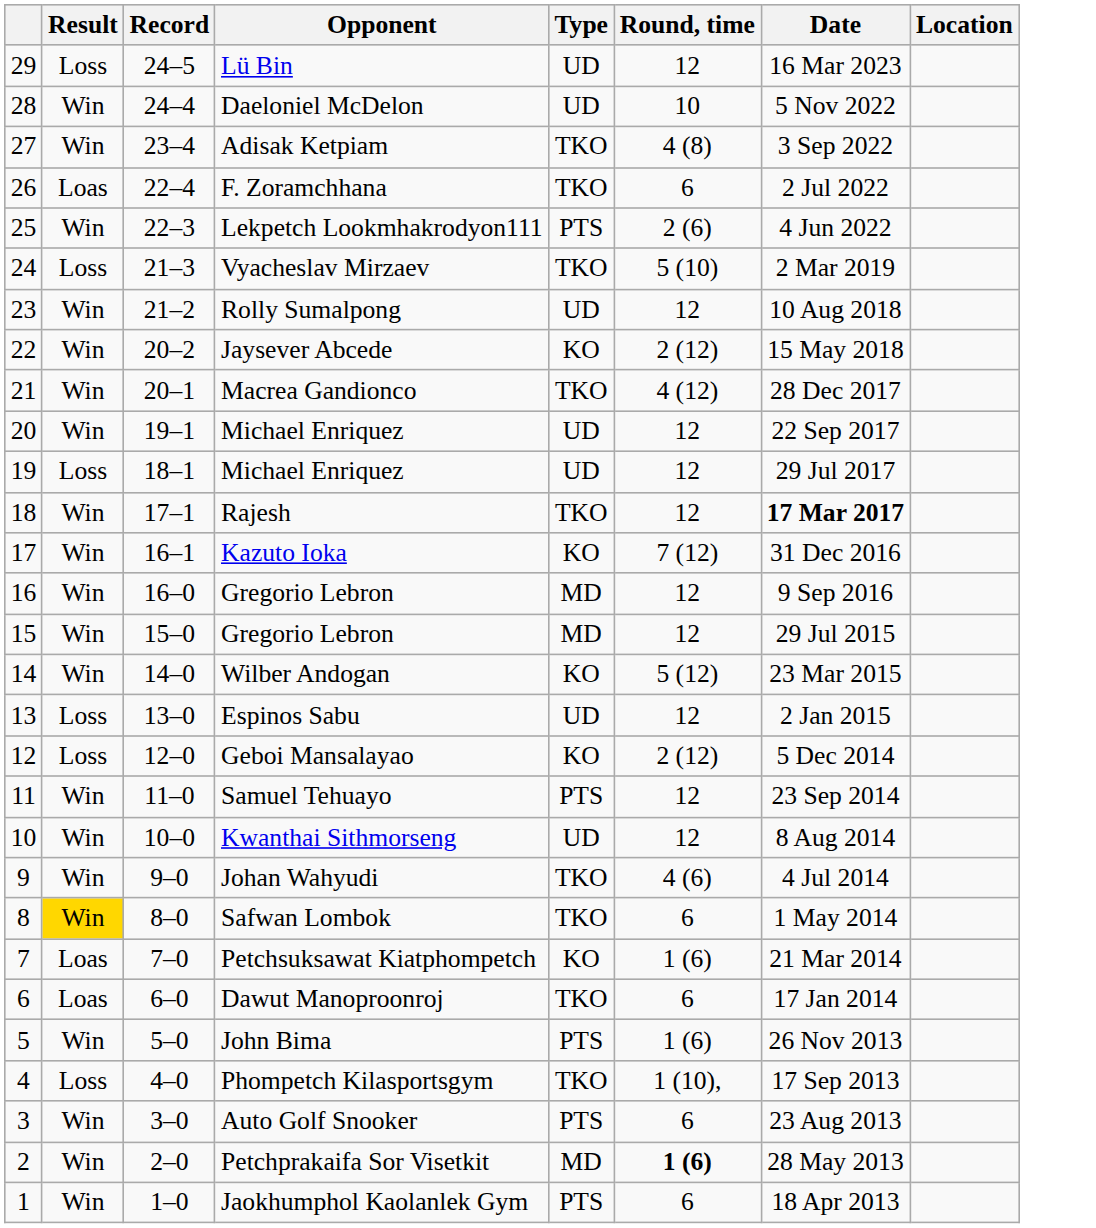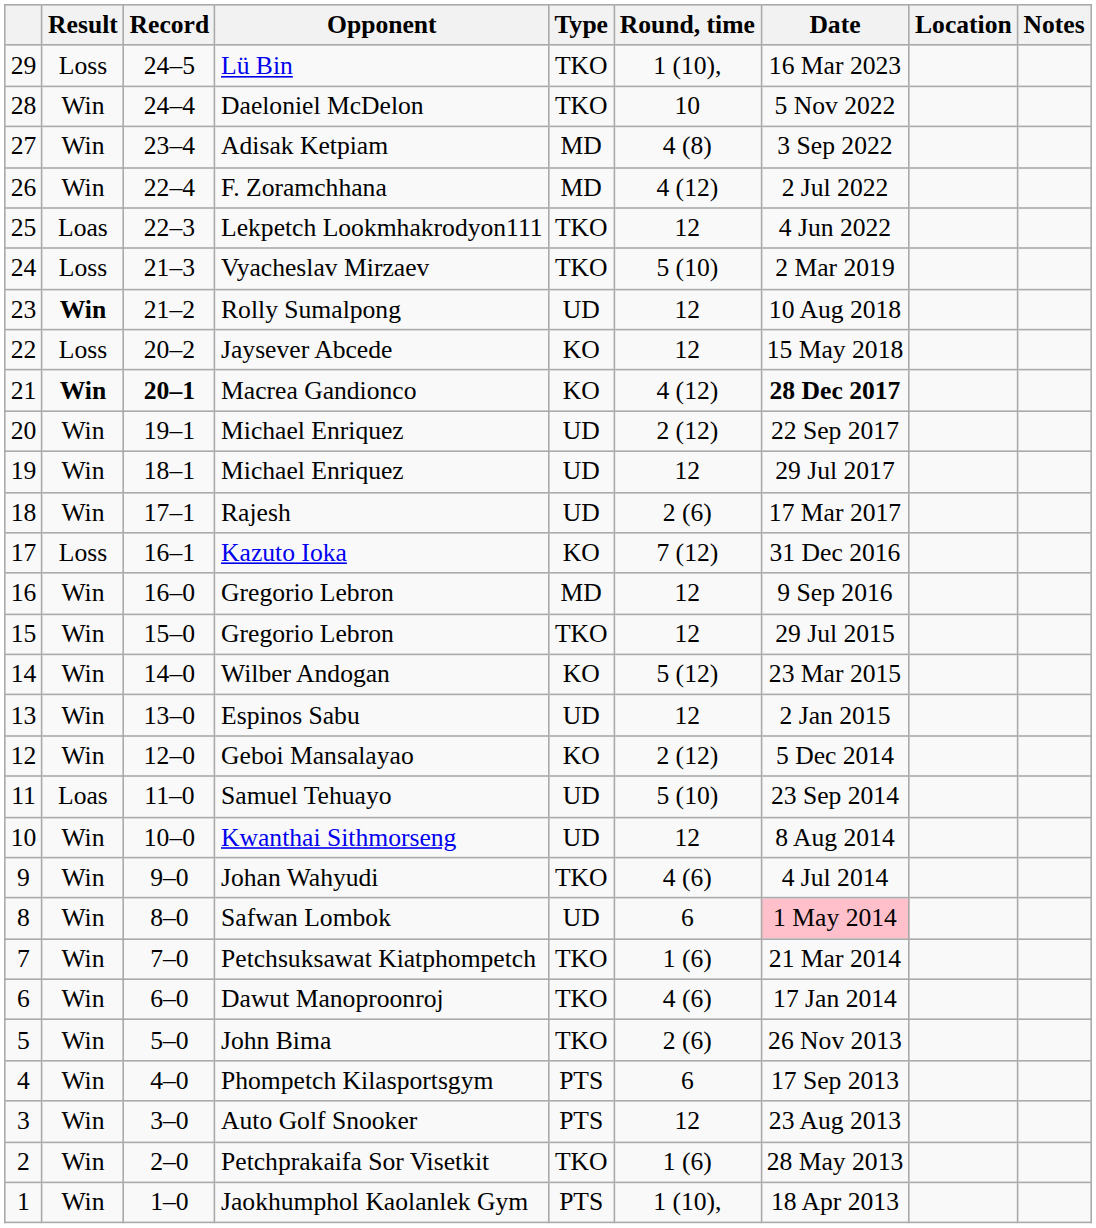+ column: (1054, 24)
(581, 65) UD -> (581, 65) TKO
(687, 65) 12 -> (687, 65) 1 (10),
(581, 106) UD -> (581, 106) TKO
(581, 146) TKO -> (581, 146) MD
(83, 187) Loas -> (83, 187) Win
(581, 187) TKO -> (581, 187) MD
(687, 187) 6 -> (687, 187) 4 (12)
(83, 227) Win -> (83, 227) Loas
(581, 227) PTS -> (581, 227) TKO
(687, 227) 2 (6) -> (687, 227) 12
(83, 308) normal -> (83, 308) bold
(83, 349) Win -> (83, 349) Loss
(687, 349) 2 (12) -> (687, 349) 12
(83, 390) normal -> (83, 390) bold
(169, 390) normal -> (169, 390) bold
(581, 390) TKO -> (581, 390) KO
(835, 390) normal -> (835, 390) bold
(687, 430) 12 -> (687, 430) 2 (12)
(83, 471) Loss -> (83, 471) Win
(581, 512) TKO -> (581, 512) UD
(687, 512) 12 -> (687, 512) 2 (6)
(835, 512) bold -> (835, 512) normal
(83, 552) Win -> (83, 552) Loss
(581, 633) MD -> (581, 633) TKO
(83, 715) Loss -> (83, 715) Win
(83, 755) Loss -> (83, 755) Win
(83, 796) Win -> (83, 796) Loas
(581, 796) PTS -> (581, 796) UD
(687, 796) 12 -> (687, 796) 5 (10)
(83, 918) gold background -> (83, 918) no background
(581, 918) TKO -> (581, 918) UD
(835, 918) no background -> (835, 918) pink background
(83, 958) Loas -> (83, 958) Win
(581, 958) KO -> (581, 958) TKO
(83, 999) Loas -> (83, 999) Win
(687, 999) 6 -> (687, 999) 4 (6)
(581, 1039) PTS -> (581, 1039) TKO
(687, 1039) 1 (6) -> (687, 1039) 2 (6)
(83, 1080) Loss -> (83, 1080) Win
(581, 1080) TKO -> (581, 1080) PTS
(687, 1080) 1 (10), -> (687, 1080) 6
(687, 1120) 6 -> (687, 1120) 12
(581, 1161) MD -> (581, 1161) TKO
(687, 1161) bold -> (687, 1161) normal
(687, 1202) 6 -> (687, 1202) 1 (10),
